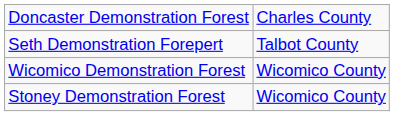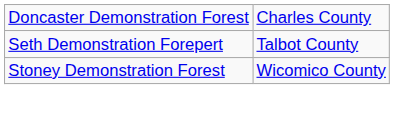- row: (127, 70)
